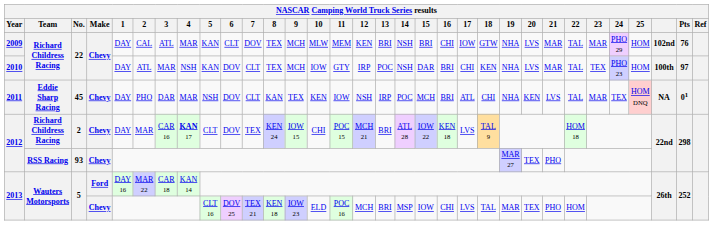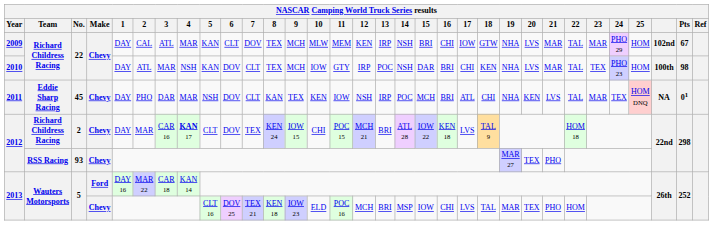(385, 44) BRI -> (385, 44) IRP
(685, 44) 76 -> (685, 44) 67
(685, 68) 97 -> (685, 68) 98
